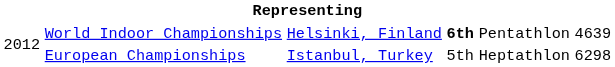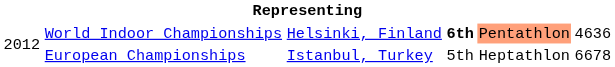(524, 34) no background -> (524, 34) lightsalmon background
(593, 34) 4639 -> (593, 34) 4636
(593, 56) 6298 -> (593, 56) 6678
